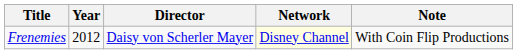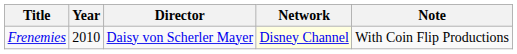(86, 37) 2012 -> (86, 37) 2010
